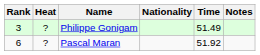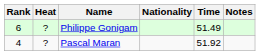(18, 27) 3 -> (18, 27) 6
(18, 43) 6 -> (18, 43) 4
